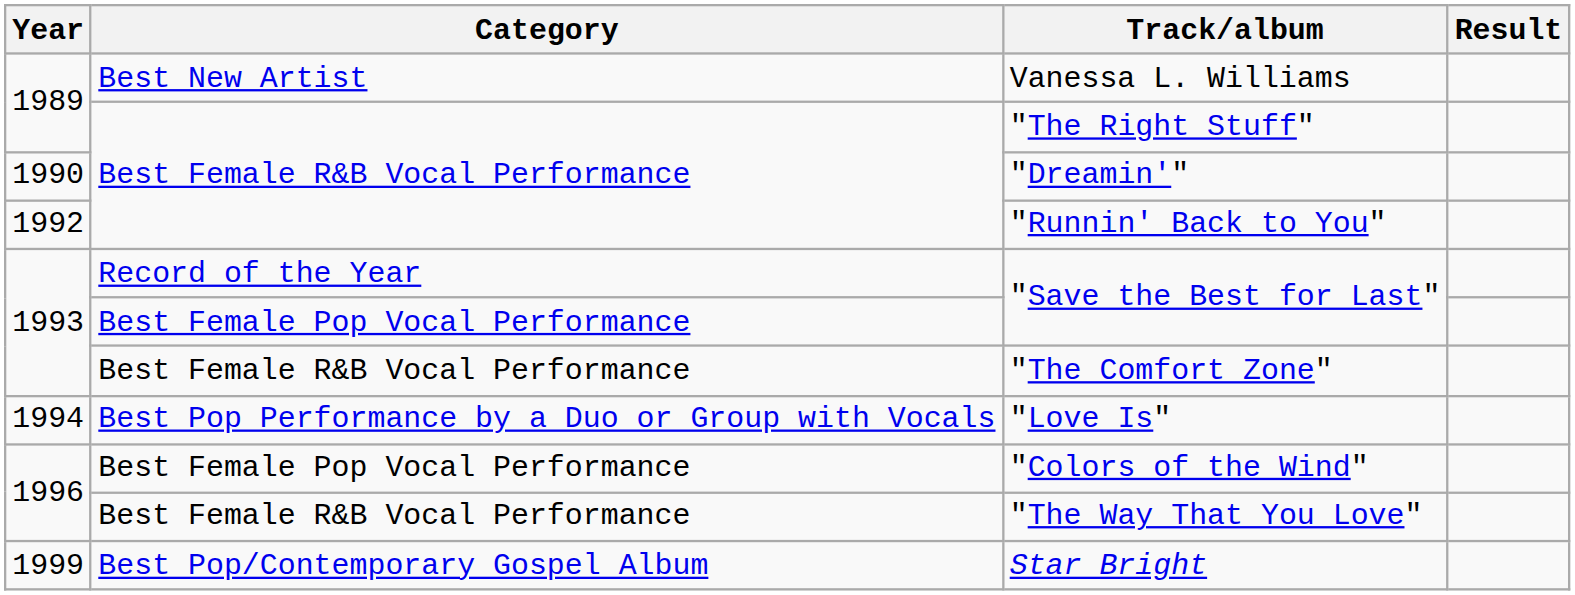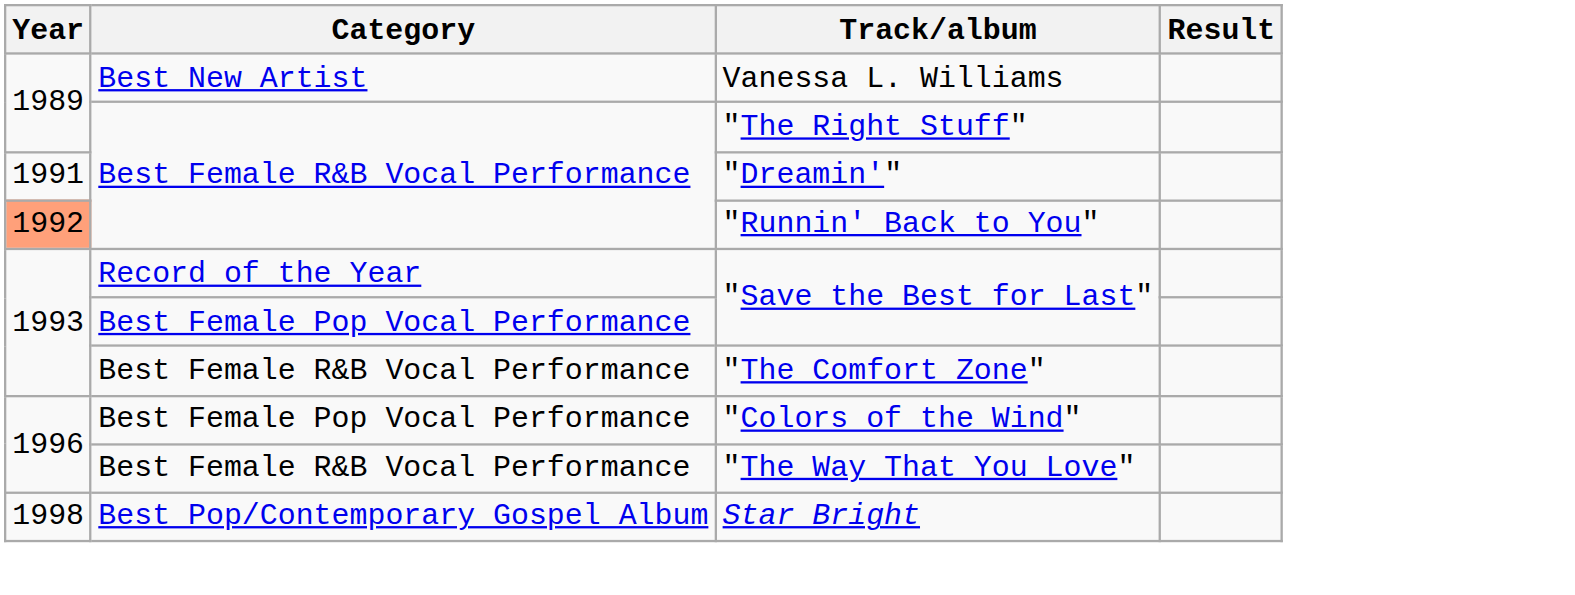(48, 176) 1990 -> (48, 176) 1991
(48, 224) no background -> (48, 224) lightsalmon background
- row: (547, 419)
(48, 566) 1999 -> (48, 517) 1998
